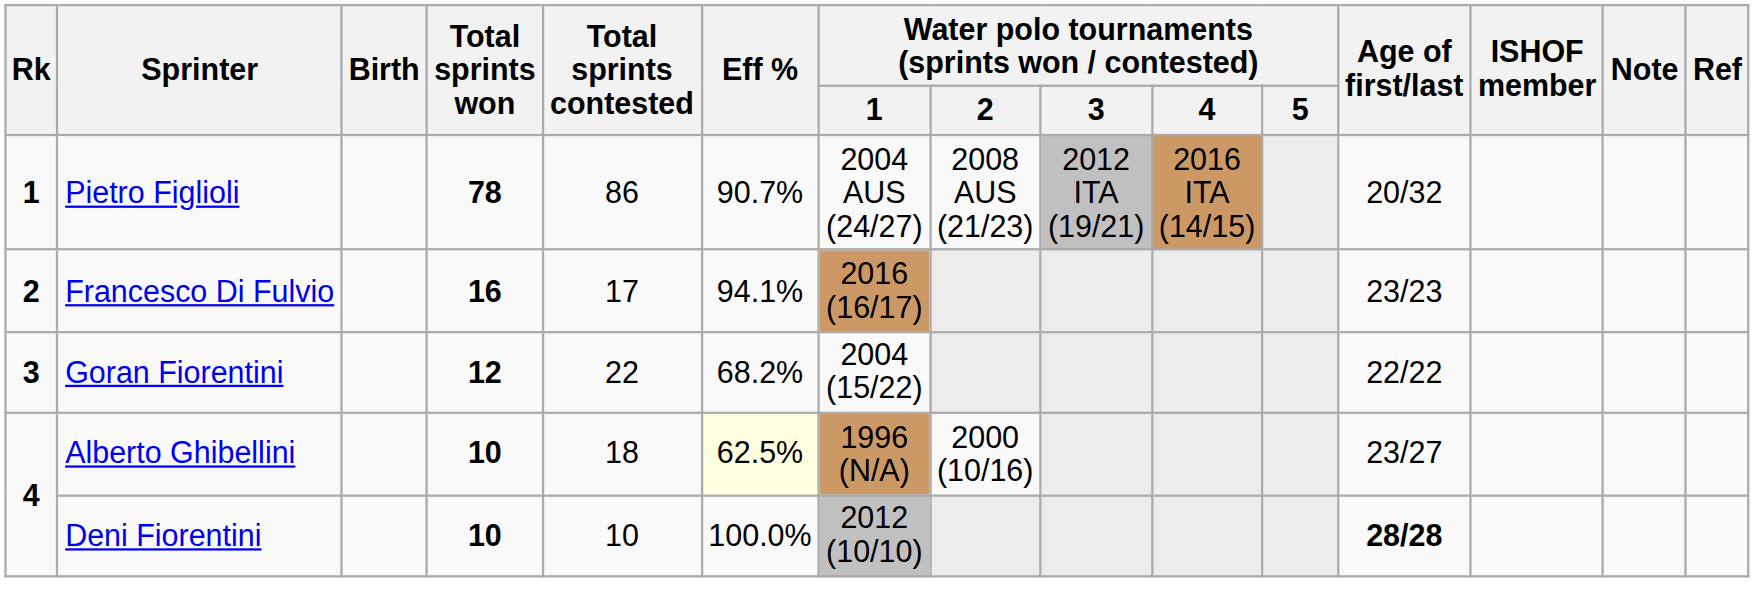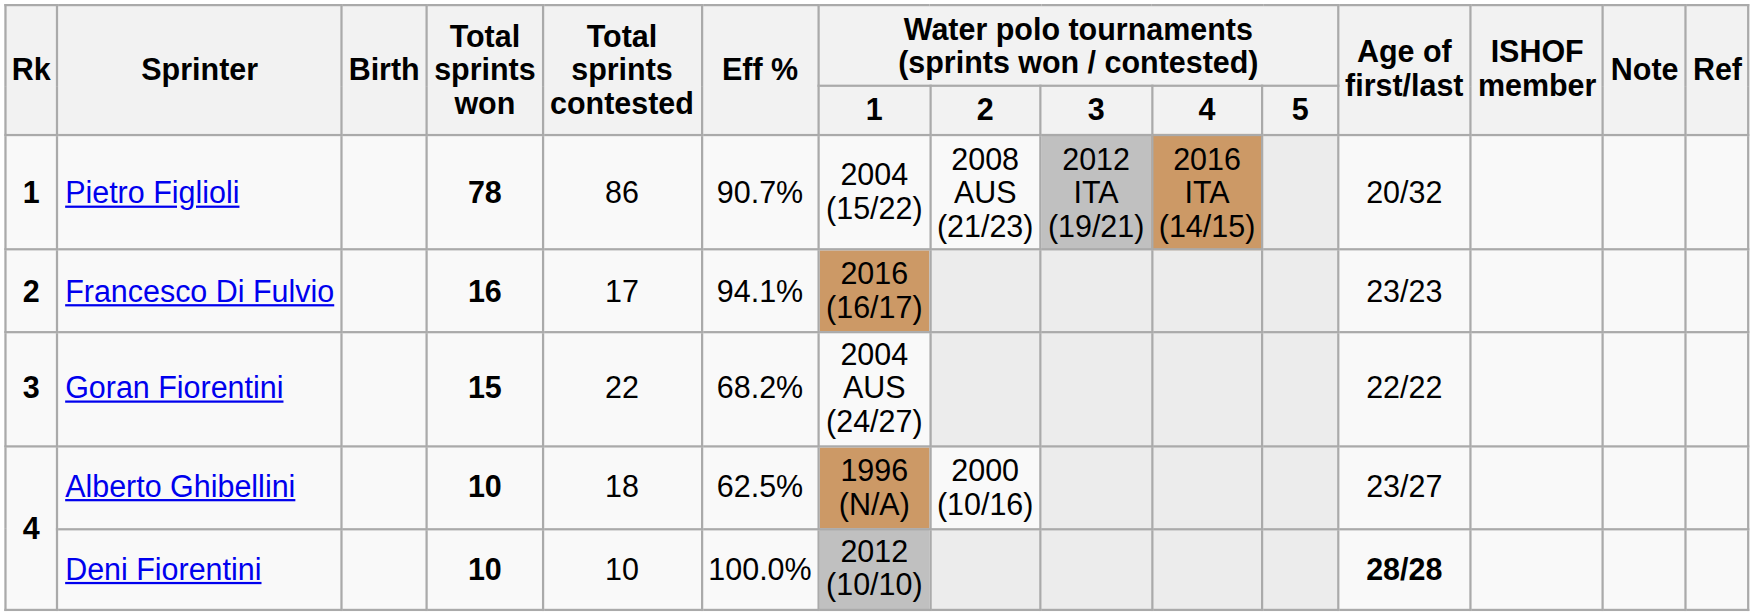(874, 192) 2004 AUS (24/27) -> (874, 192) 2004 (15/22)
(485, 372) 12 -> (485, 389) 15
(874, 372) 2004 (15/22) -> (874, 389) 2004 AUS (24/27)
(760, 454) lightyellow background -> (760, 487) no background
